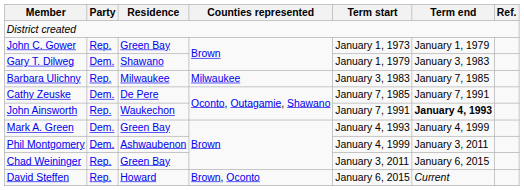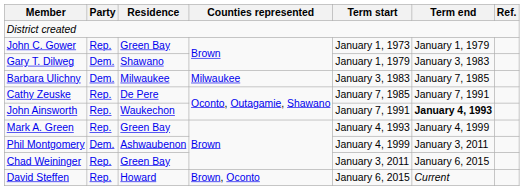(101, 78) Rep. -> (102, 78) Dem.
(102, 95) Dem. -> (101, 95) Rep.
(102, 128) Dem. -> (101, 128) Rep.
